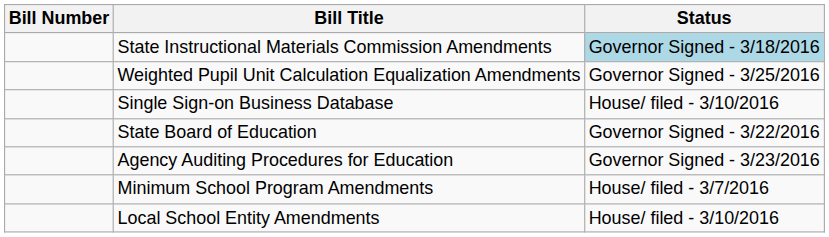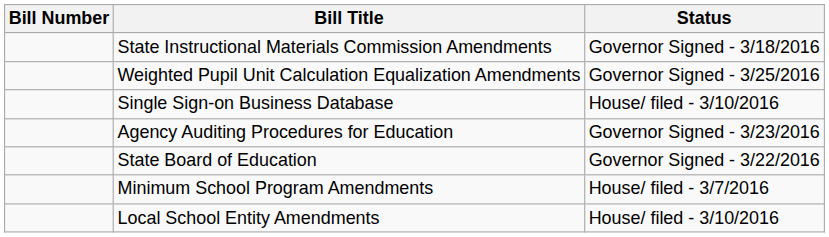(704, 47) lightblue background -> (704, 47) no background
rows swapped: (285, 160) <-> (217, 132)
